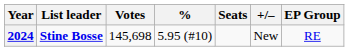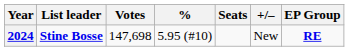(130, 35) 145,698 -> (130, 35) 147,698
(312, 35) normal -> (312, 35) bold
